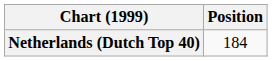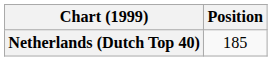(235, 42) 184 -> (235, 42) 185
